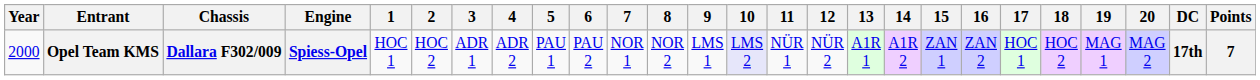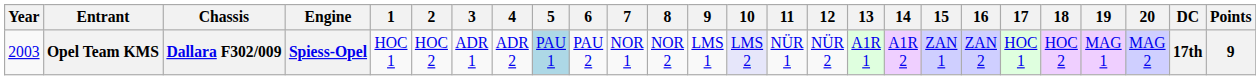(24, 51) 2000 -> (24, 51) 2003
(551, 51) no background -> (551, 51) lightblue background
(1231, 51) 7 -> (1231, 51) 9
